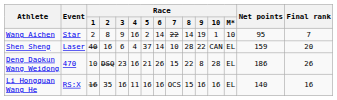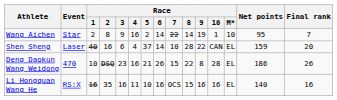(147, 85) 16 -> (147, 85) 10
